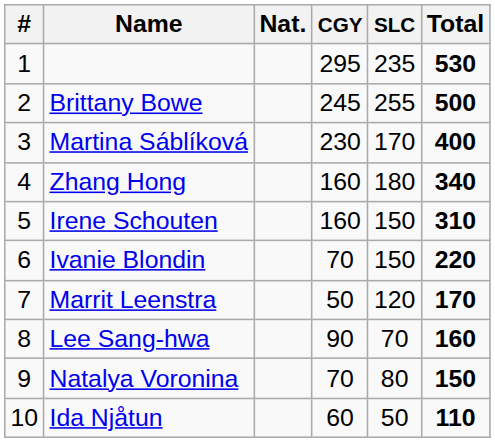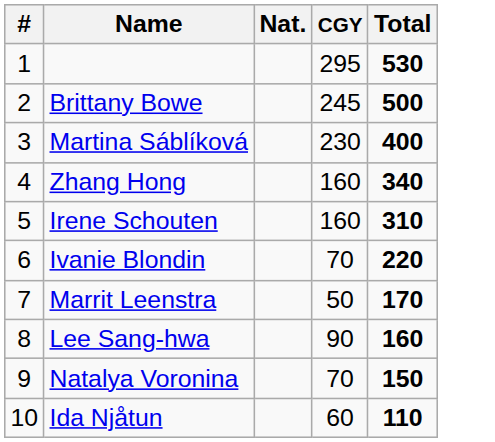- column: (395, 25)
